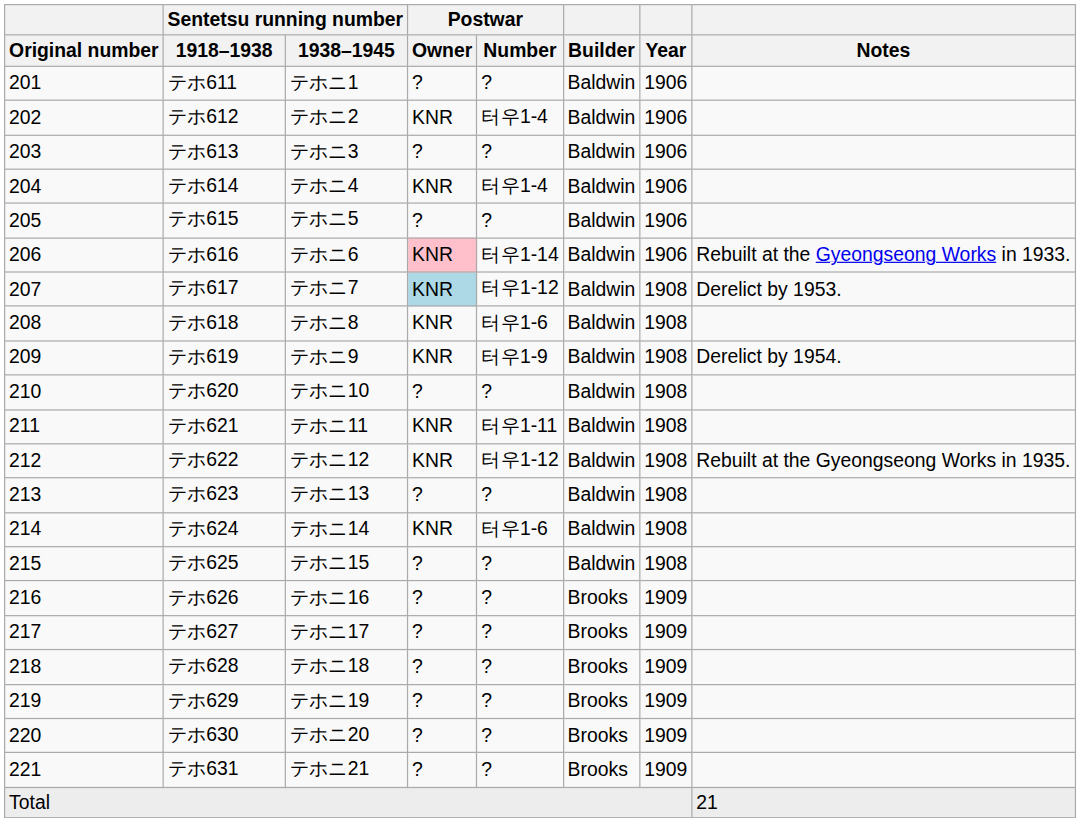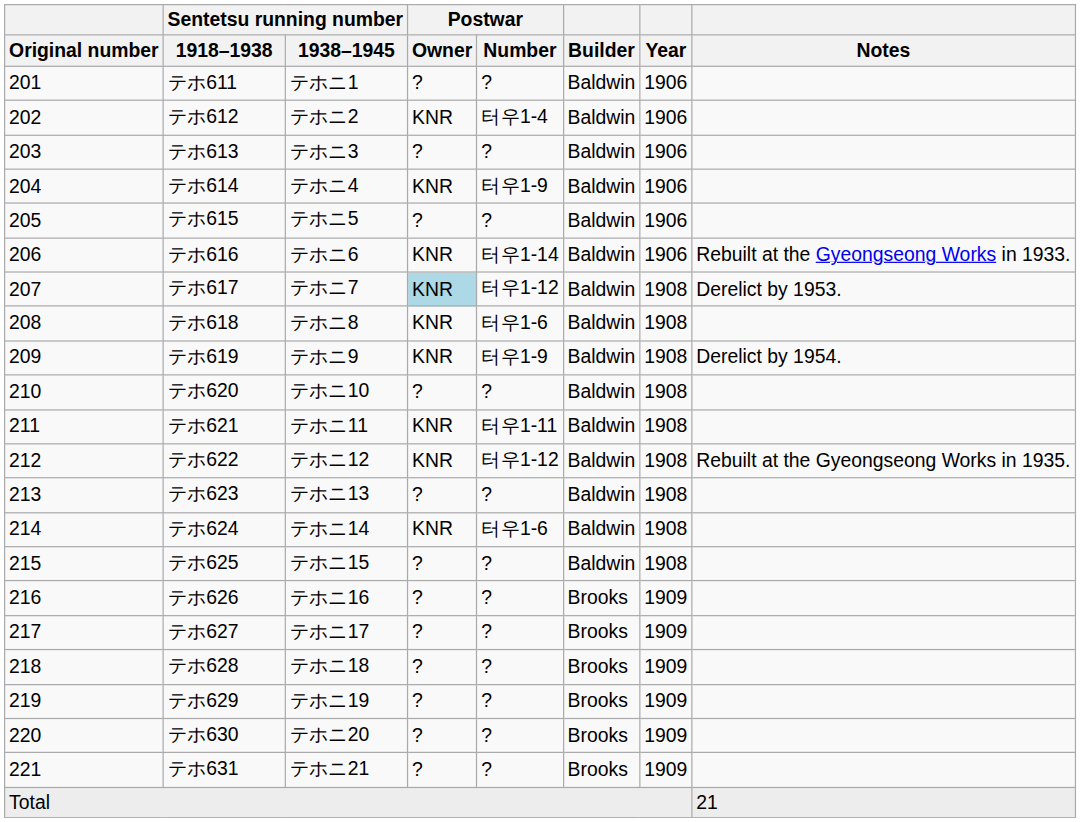(515, 185) 터우1-4 -> (515, 185) 터우1-9
(432, 254) pink background -> (432, 254) no background
